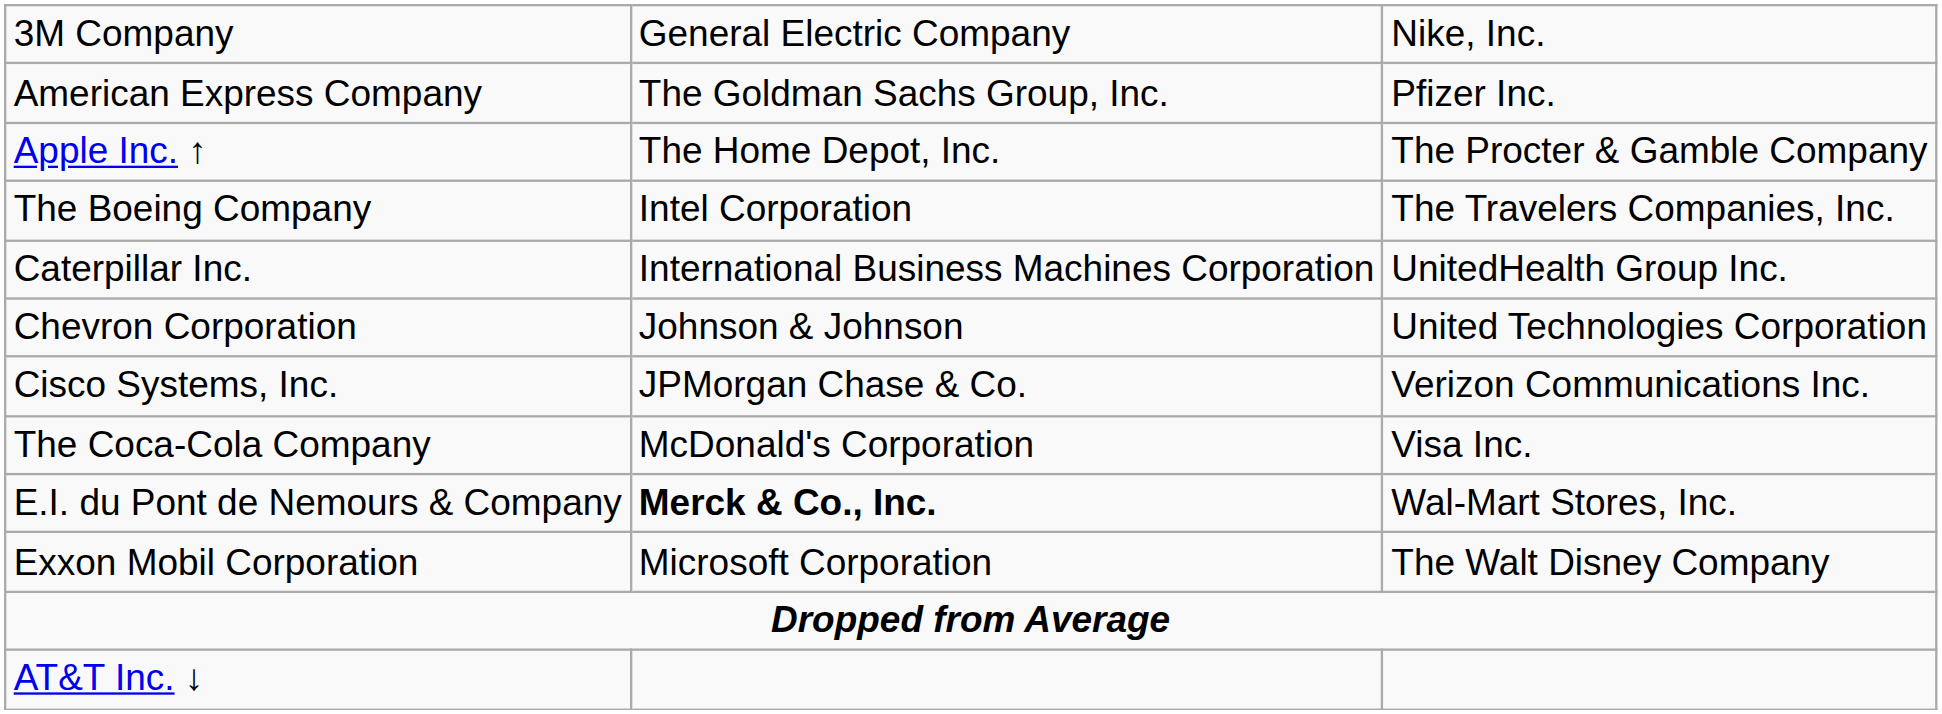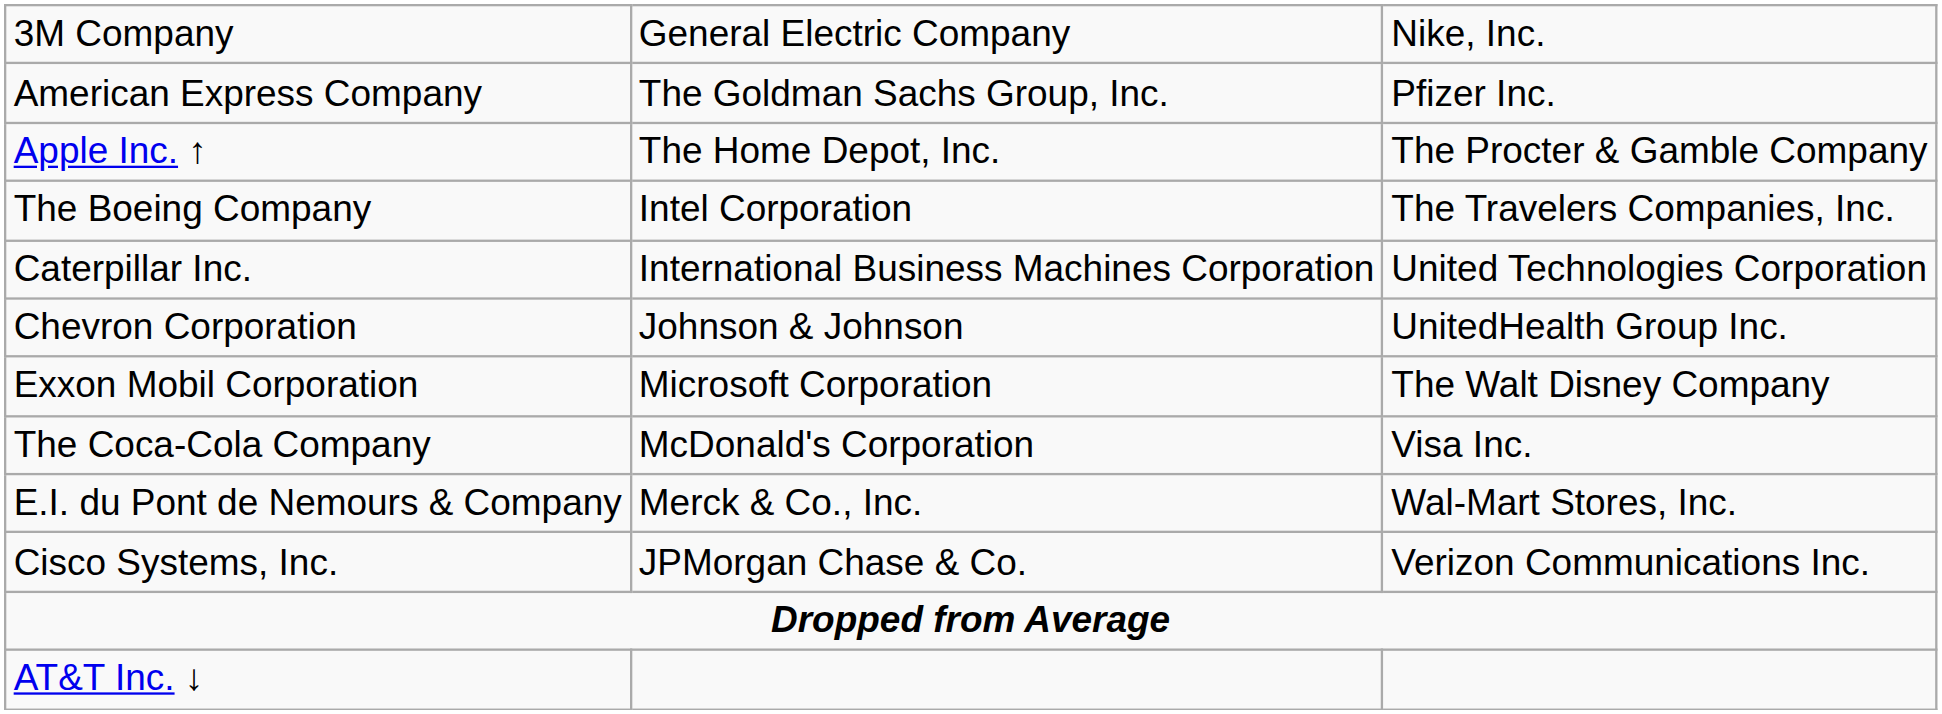(1590, 268) UnitedHealth Group Inc. -> (1659, 268) United Technologies Corporation
(1659, 326) United Technologies Corporation -> (1590, 326) UnitedHealth Group Inc.
rows swapped: (176, 385) <-> (216, 561)
(788, 502) bold -> (781, 502) normal
